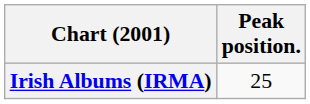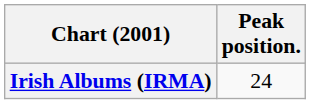(261, 80) 25 -> (261, 80) 24
